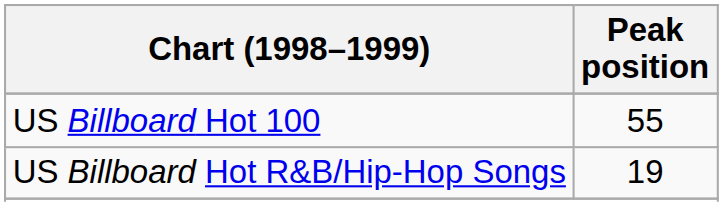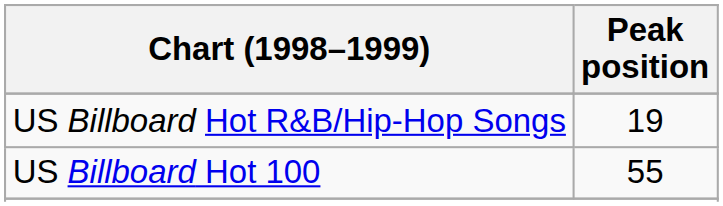rows swapped: (167, 119) <-> (289, 172)
